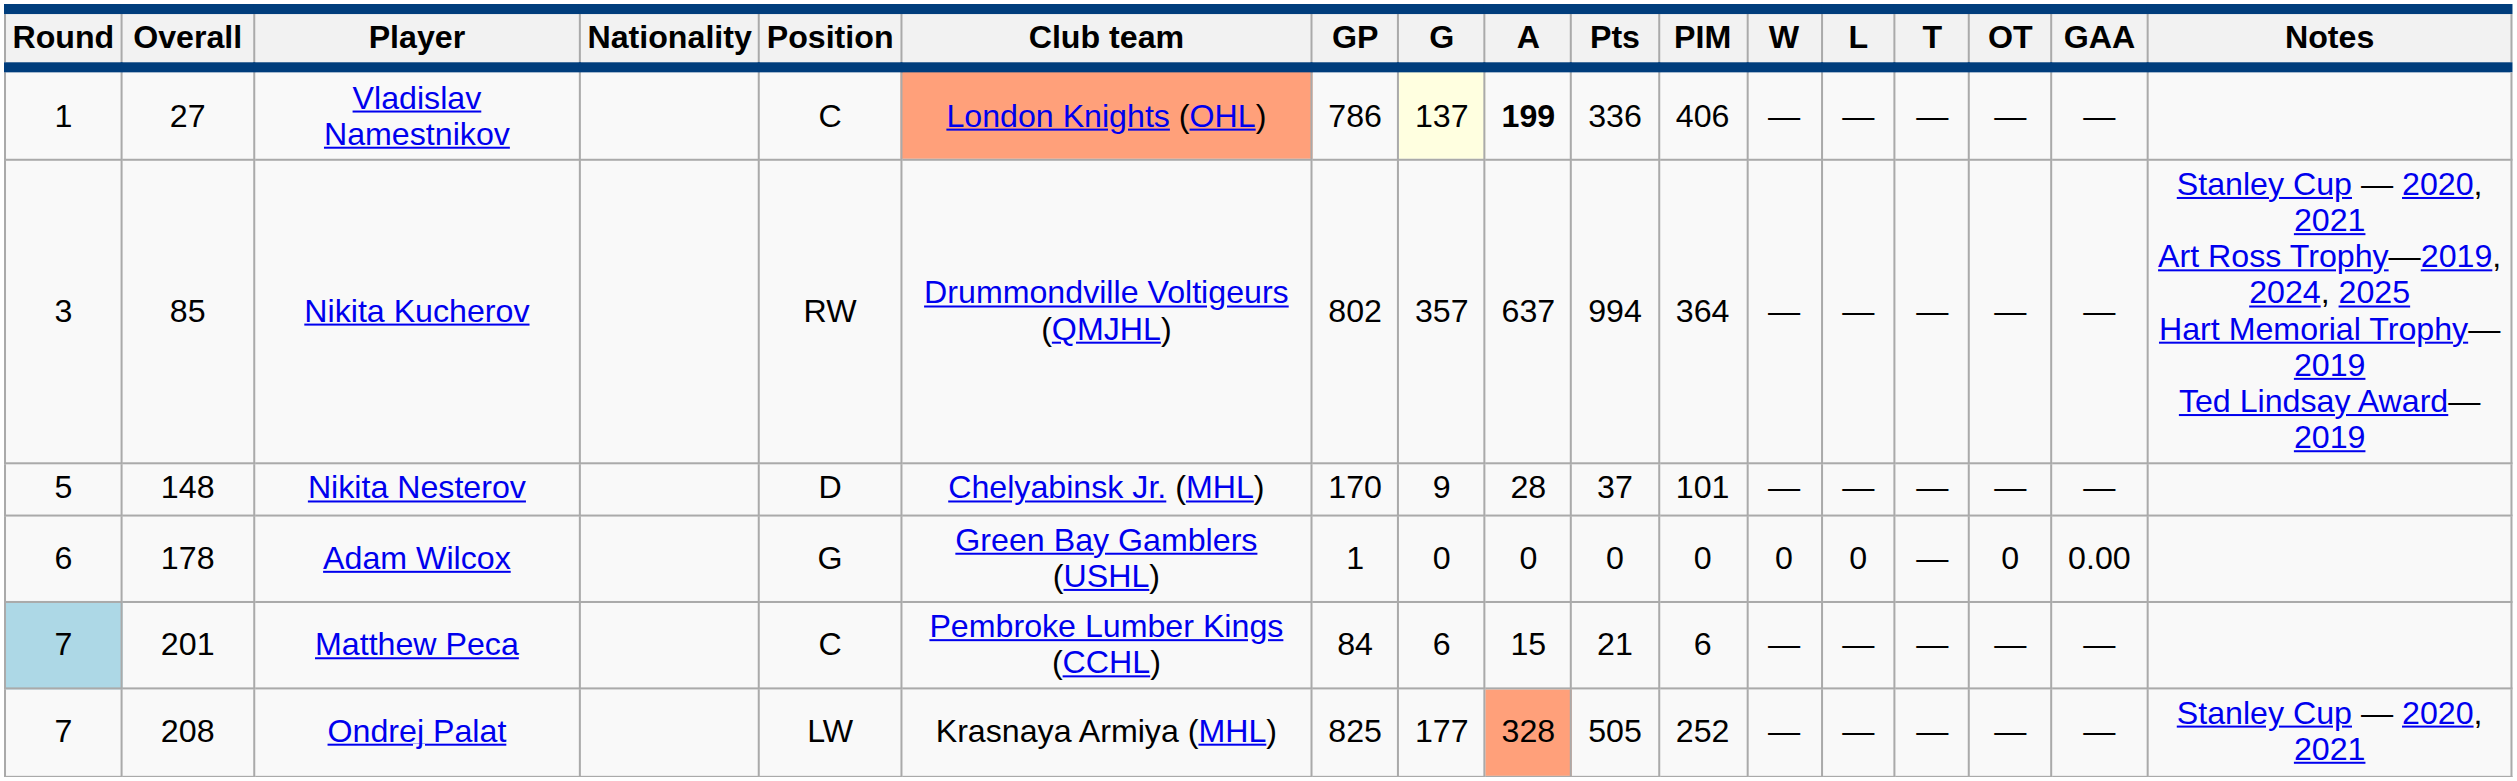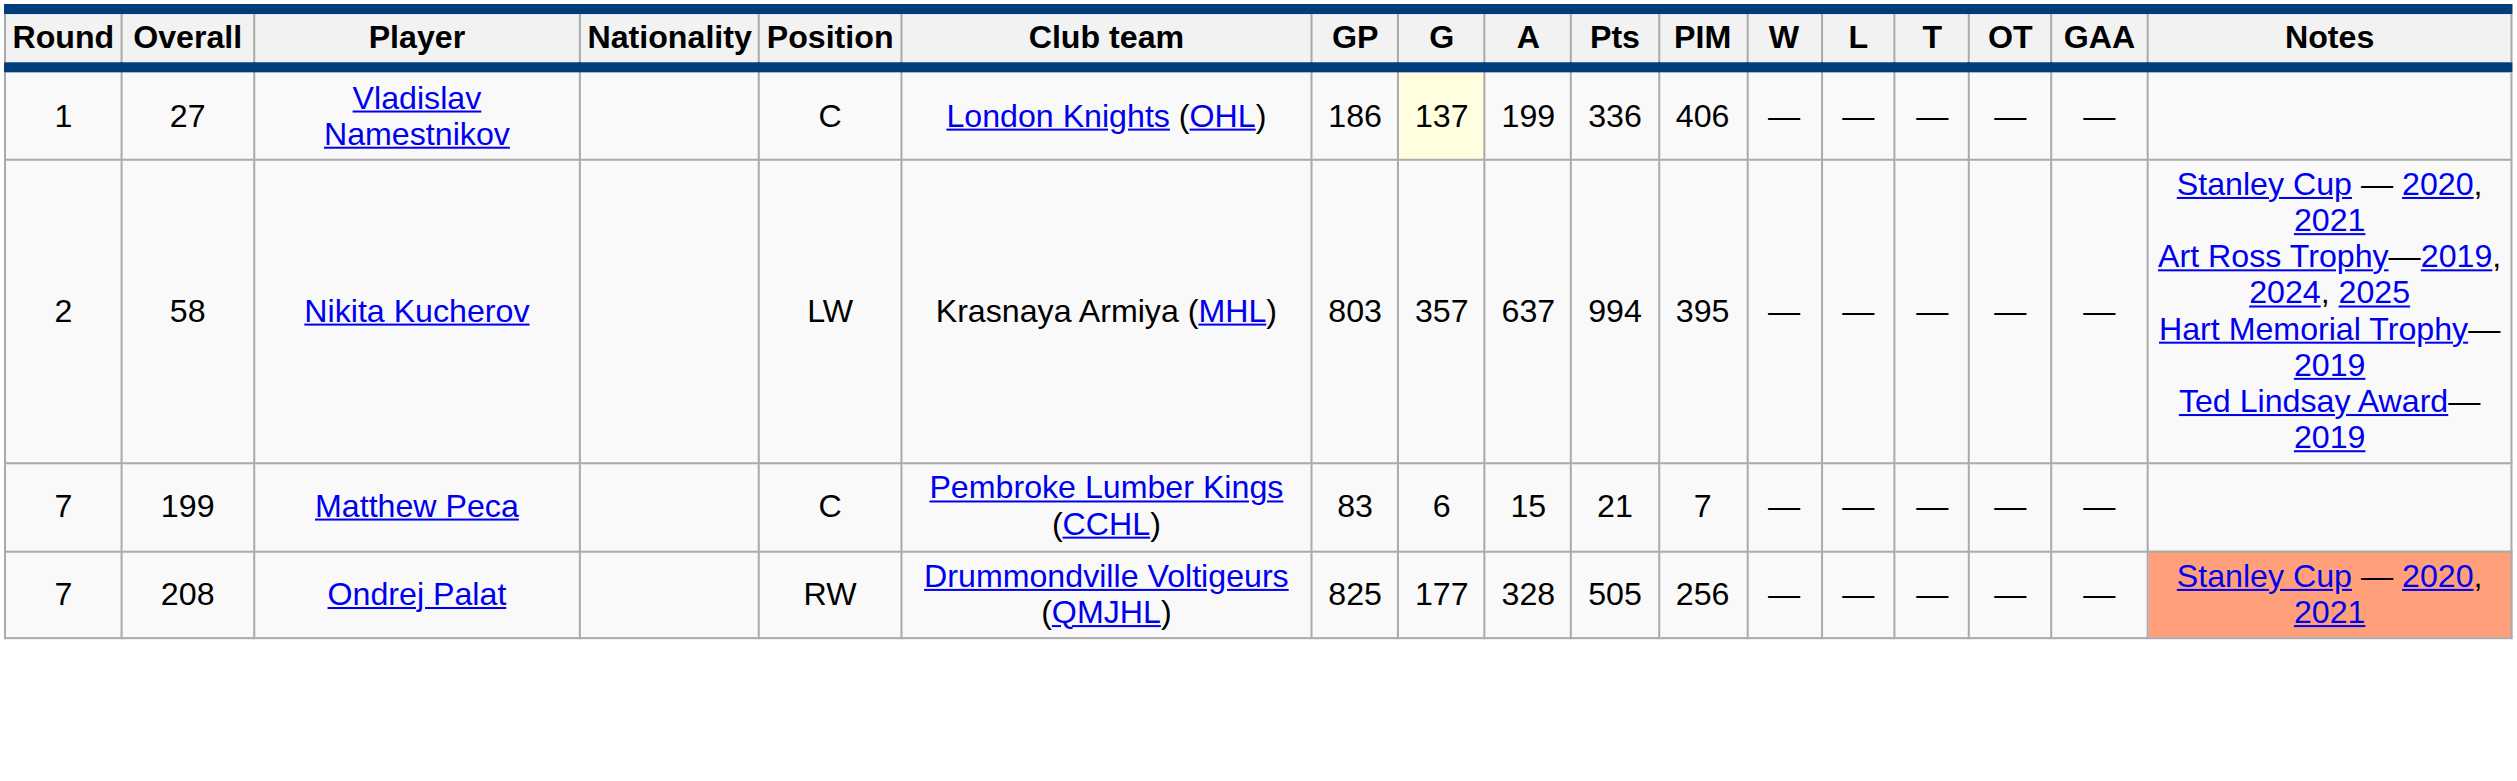(1106, 115) lightsalmon background -> (1106, 115) no background
(1355, 115) 786 -> (1355, 115) 186
(1528, 115) bold -> (1528, 115) normal
(63, 310) 3 -> (63, 310) 2
(188, 310) 85 -> (188, 310) 58
(830, 310) RW -> (830, 310) LW
(1106, 310) Drummondville Voltigeurs (QMJHL) -> (1106, 310) Krasnaya Armiya (MHL)
(1355, 310) 802 -> (1355, 310) 803
(1703, 310) 364 -> (1703, 310) 395
- row: (417, 488)
- row: (417, 557)
(63, 644) lightblue background -> (63, 506) no background
(188, 644) 201 -> (188, 506) 199
(1355, 644) 84 -> (1355, 506) 83
(1703, 644) 6 -> (1703, 506) 7
(830, 731) LW -> (830, 593) RW
(1106, 731) Krasnaya Armiya (MHL) -> (1106, 593) Drummondville Voltigeurs (QMJHL)
(1528, 731) lightsalmon background -> (1528, 593) no background
(1703, 731) 252 -> (1703, 593) 256
(2330, 731) no background -> (2330, 593) lightsalmon background
